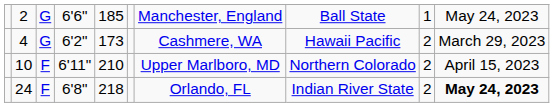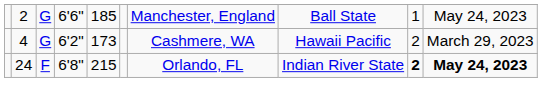- row: (24, 65)
(111, 89) 218 -> (104, 65) 215
(427, 89) normal -> (415, 65) bold
